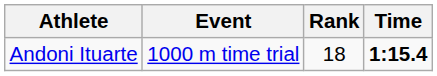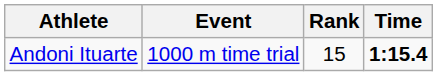(334, 54) 18 -> (334, 54) 15
